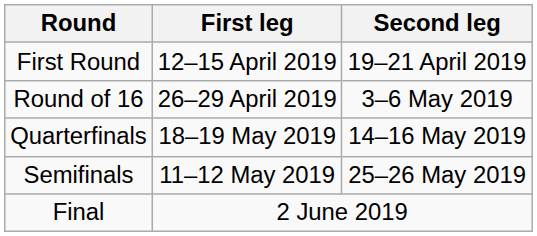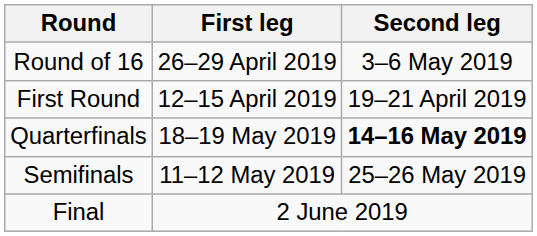rows swapped: (78, 61) <-> (78, 99)
(437, 136) normal -> (437, 136) bold
